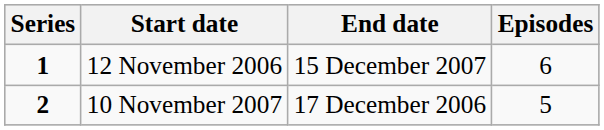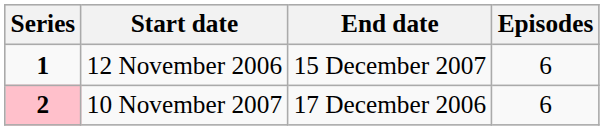(43, 104) no background -> (43, 104) pink background
(545, 104) 5 -> (545, 104) 6
